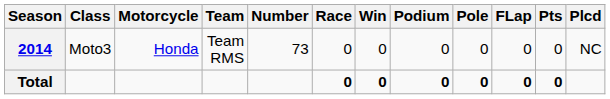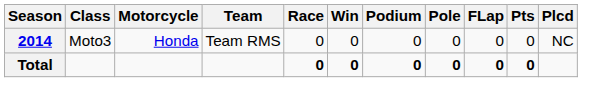- column: (280, 16)
